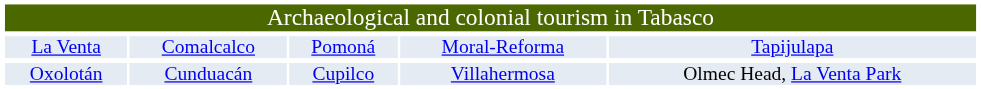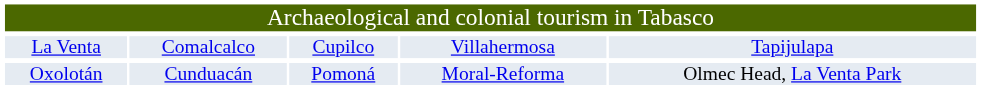(343, 47) Pomoná -> (343, 47) Cupilco
(503, 47) Moral-Reforma -> (503, 47) Villahermosa
(343, 73) Cupilco -> (343, 73) Pomoná
(503, 73) Villahermosa -> (503, 73) Moral-Reforma
